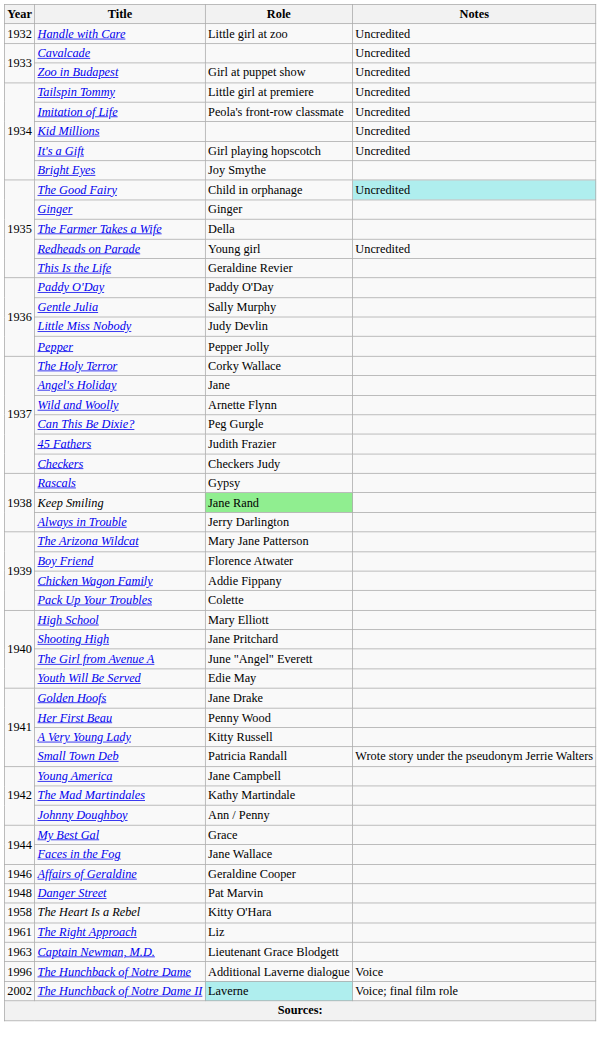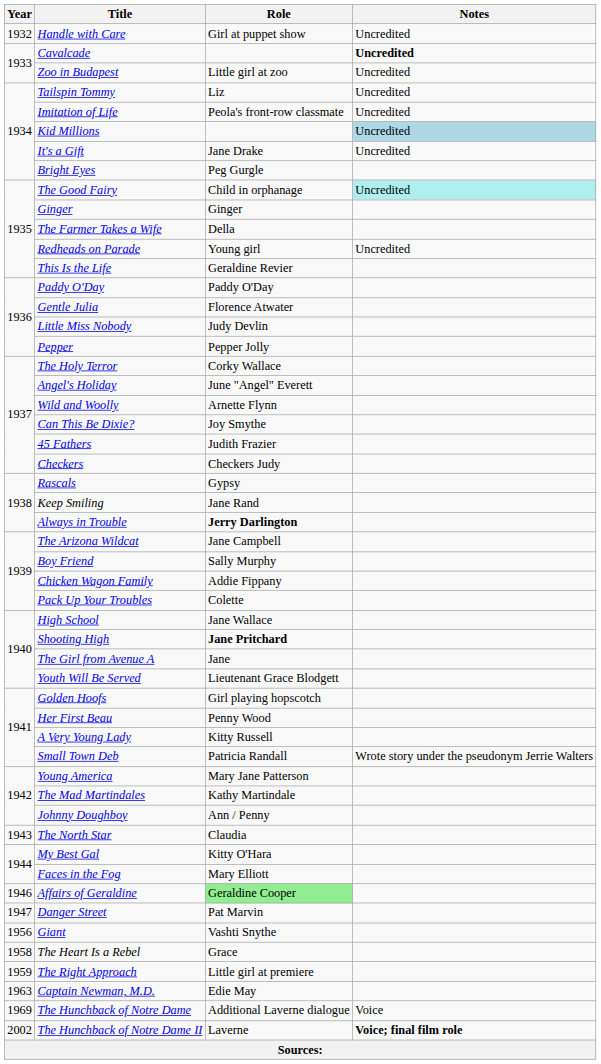(248, 33) Little girl at zoo -> (257, 33) Girl at puppet show
(383, 53) normal -> (385, 53) bold
(257, 72) Girl at puppet show -> (248, 72) Little girl at zoo
(261, 92) Little girl at premiere -> (216, 92) Liz
(383, 131) no background -> (383, 131) lightblue background
(264, 151) Girl playing hopscotch -> (236, 151) Jane Drake
(237, 170) Joy Smythe -> (236, 170) Peg Gurgle
(242, 307) Sally Murphy -> (251, 307) Florence Atwater
(219, 385) Jane -> (260, 385) June "Angel" Everett
(236, 424) Peg Gurgle -> (237, 424) Joy Smythe
(234, 502) lightgreen background -> (234, 502) no background
(249, 522) normal -> (253, 522) bold
(258, 541) Mary Jane Patterson -> (244, 541) Jane Campbell
(251, 561) Florence Atwater -> (242, 561) Sally Murphy
(238, 619) Mary Elliott -> (240, 619) Jane Wallace
(243, 639) normal -> (248, 639) bold
(260, 659) June "Angel" Everett -> (219, 659) Jane
(232, 678) Edie May -> (273, 678) Lieutenant Grace Blodgett
(236, 698) Jane Drake -> (264, 698) Girl playing hopscotch
(244, 776) Jane Campbell -> (258, 776) Mary Jane Patterson
+ row: (75, 834)
(223, 834) Grace -> (240, 854) Kitty O'Hara
(240, 854) Jane Wallace -> (238, 873) Mary Elliott
(252, 873) no background -> (252, 893) lightgreen background
(20, 893) 1948 -> (20, 913) 1947
+ row: (52, 932)
(240, 913) Kitty O'Hara -> (223, 952) Grace
(20, 932) 1961 -> (20, 971) 1959
(216, 932) Liz -> (261, 971) Little girl at premiere
(273, 952) Lieutenant Grace Blodgett -> (232, 991) Edie May
(20, 971) 1996 -> (20, 1010) 1969
(228, 991) paleturquoise background -> (228, 1030) no background
(407, 991) normal -> (409, 1030) bold
